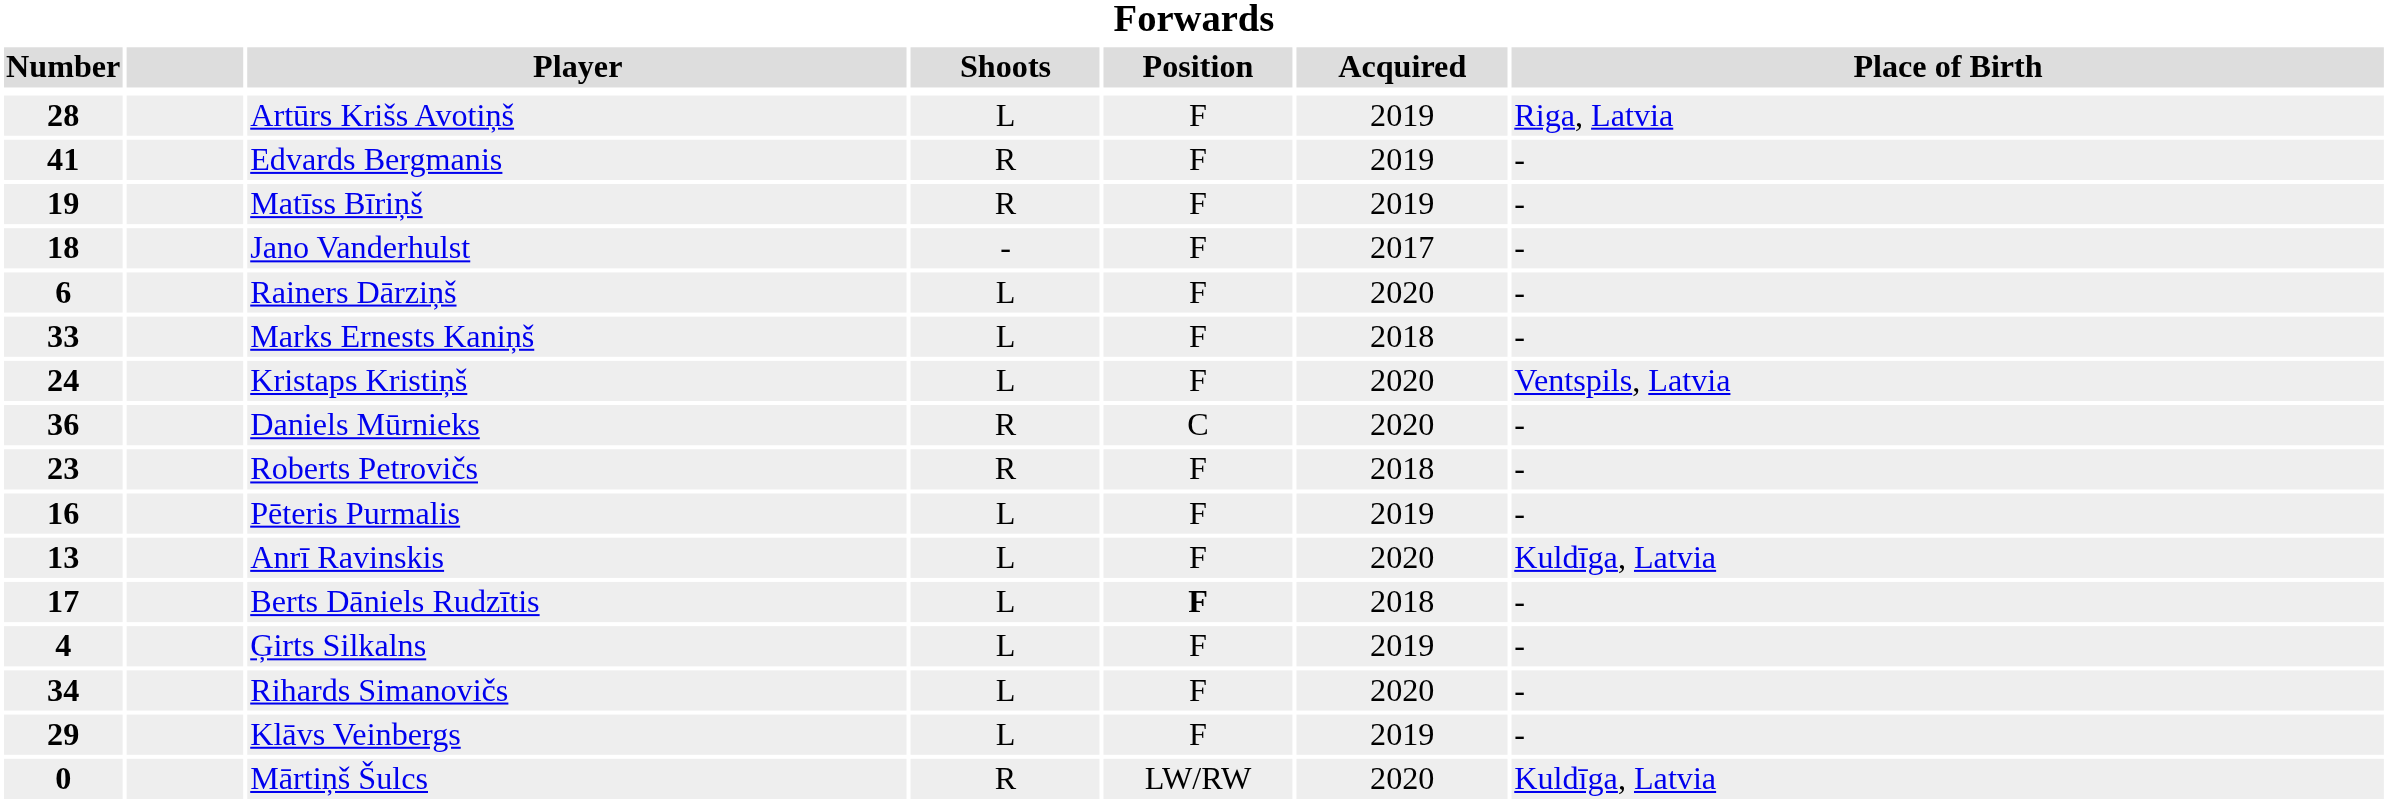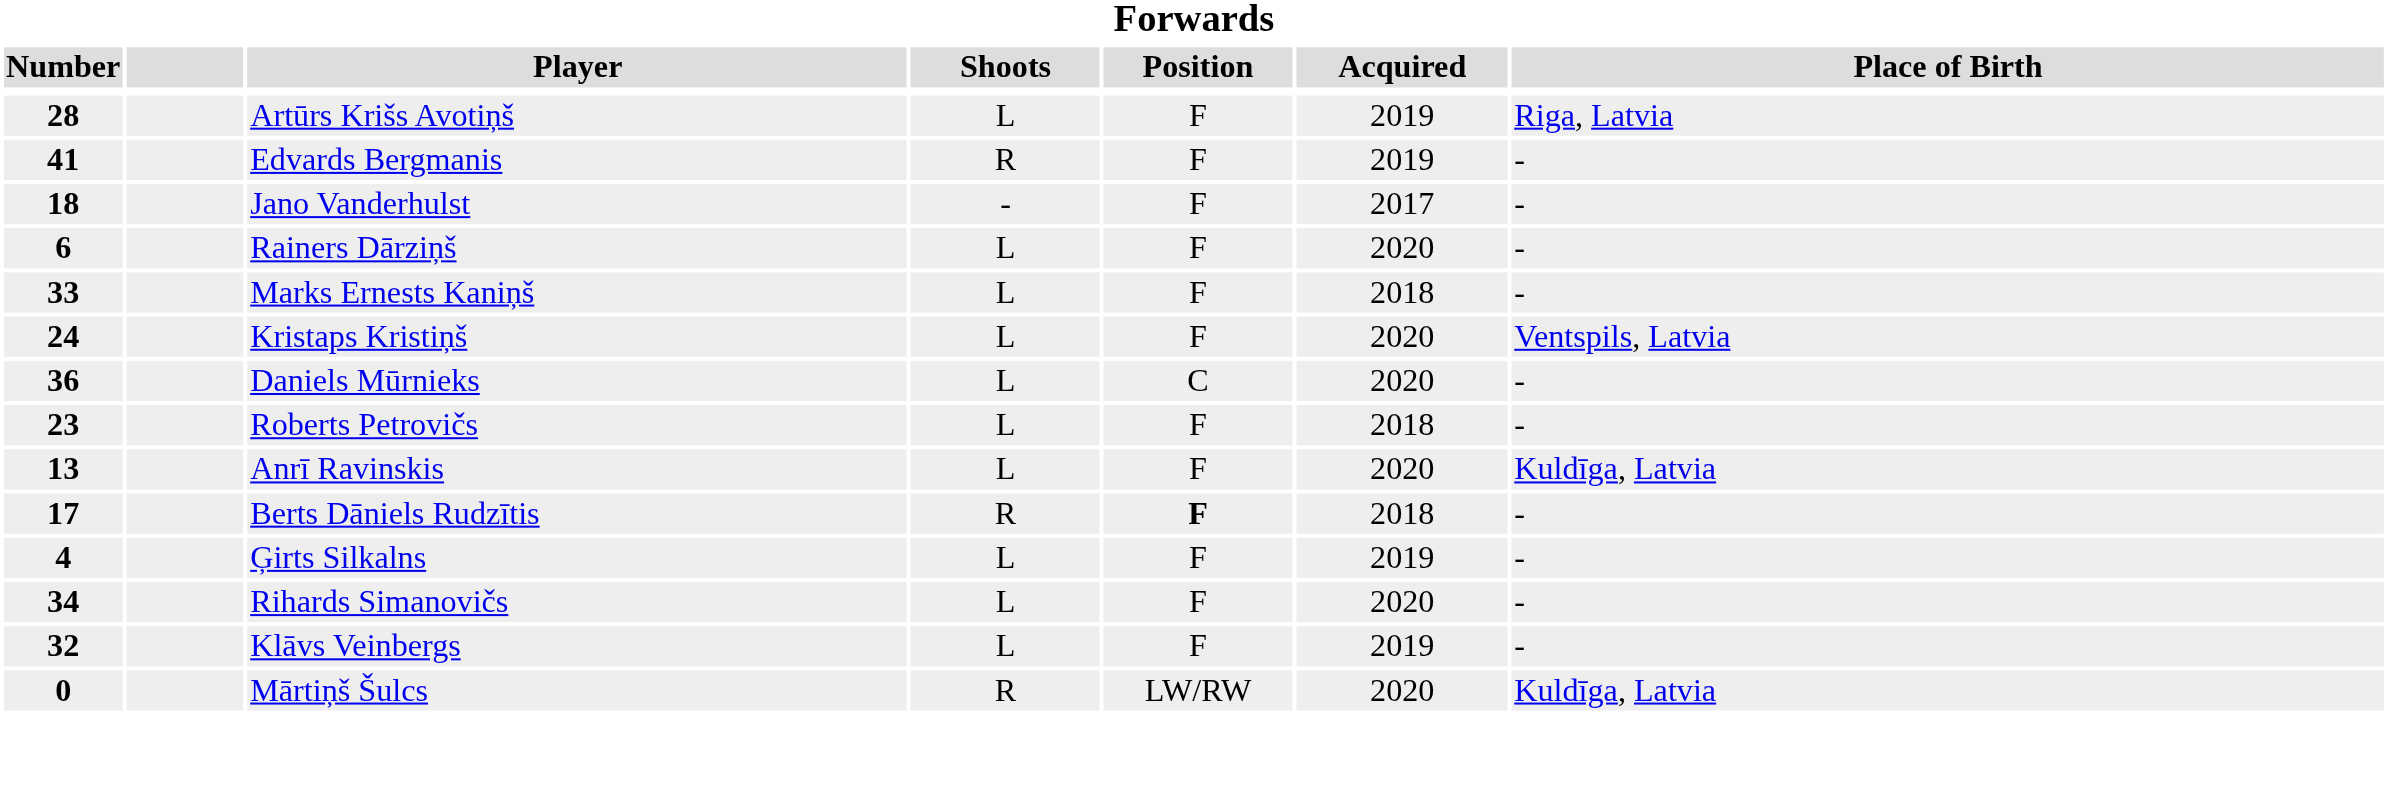- row: (336, 203)
(1006, 424) R -> (1006, 380) L
(1006, 468) R -> (1006, 424) L
- row: (355, 513)
(1006, 601) L -> (1006, 513) R
(63, 734) 29 -> (63, 645) 32
